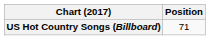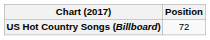(184, 27) 71 -> (184, 27) 72
